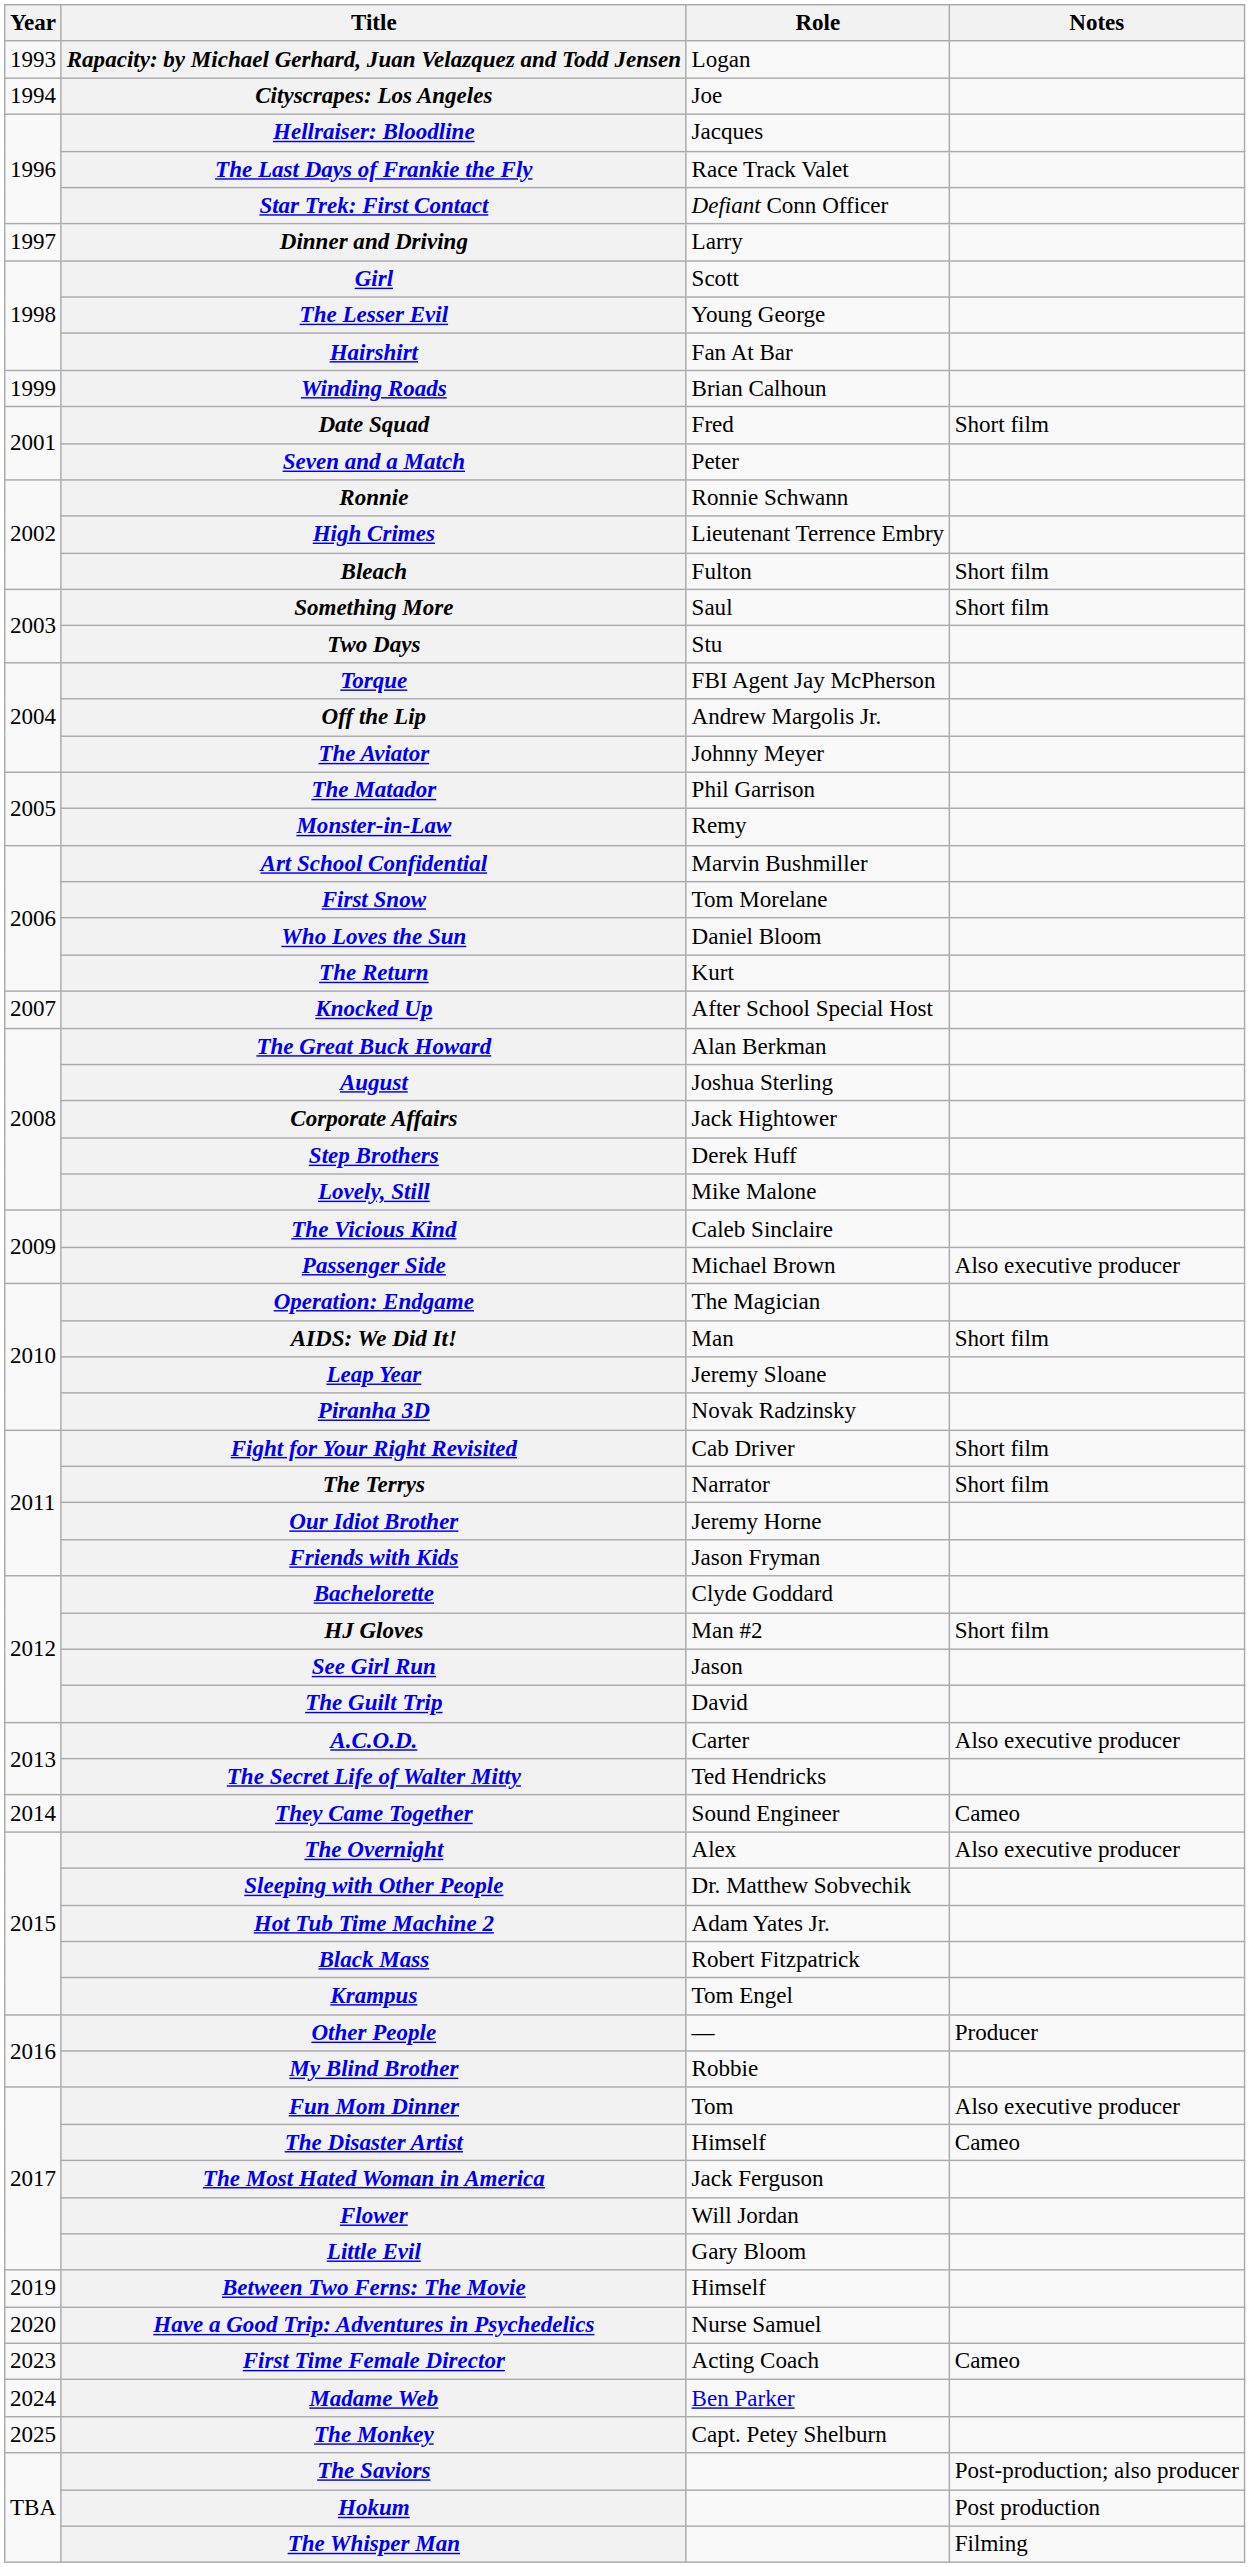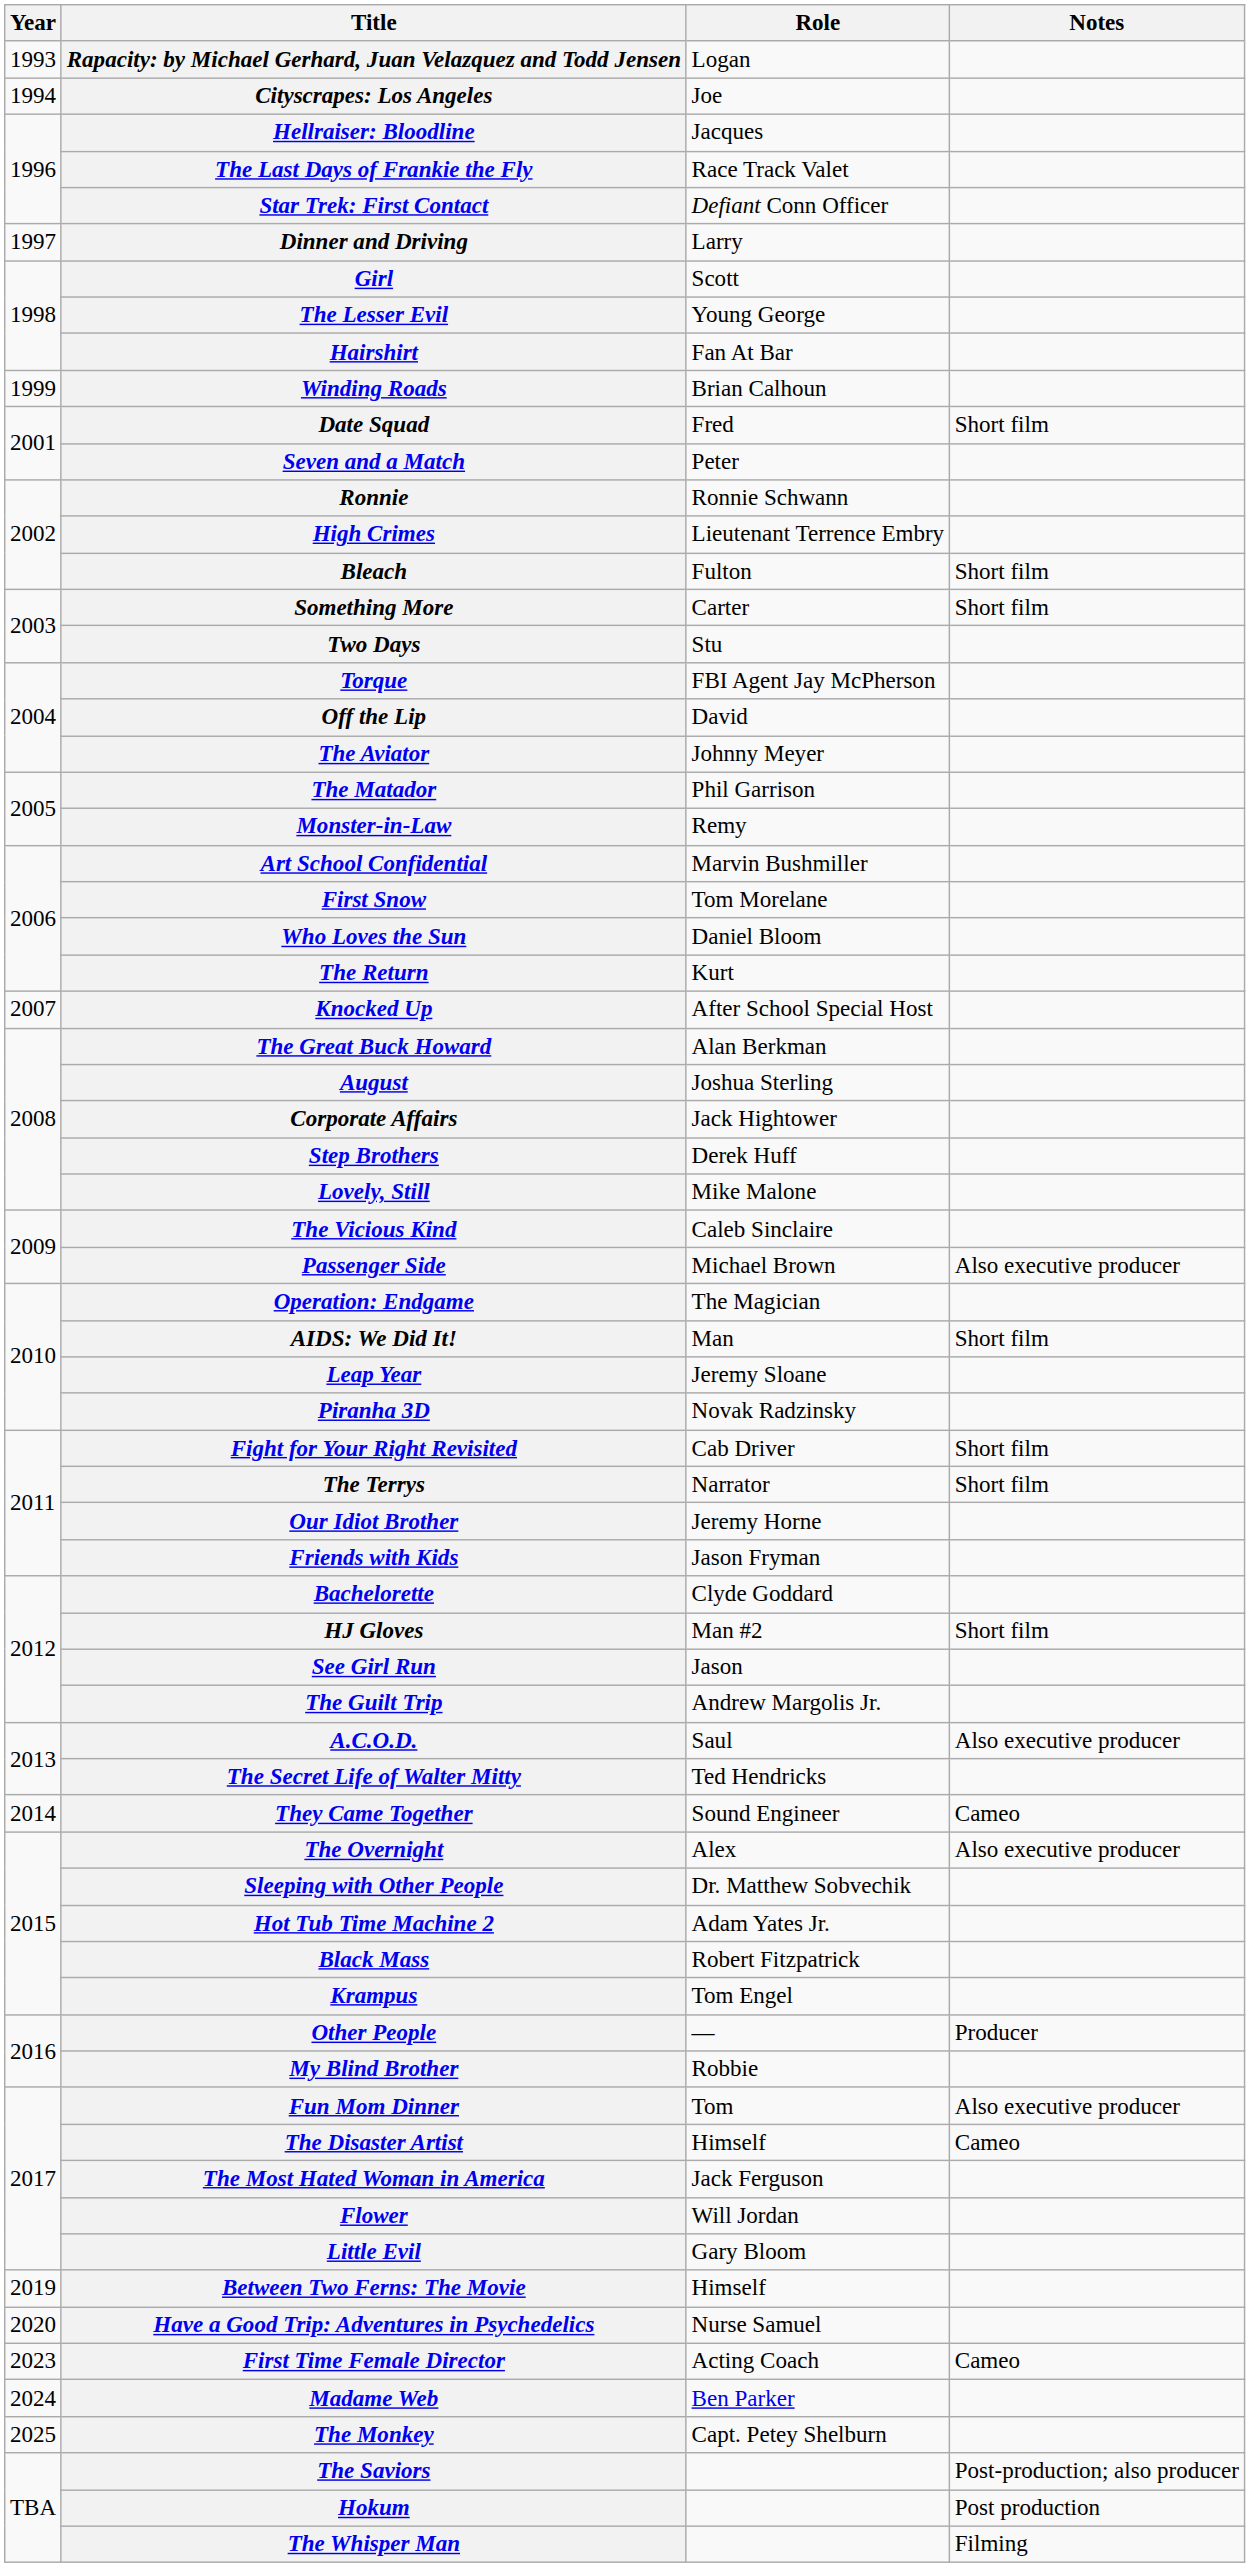(712, 607) Saul -> (720, 607) Carter
(786, 717) Andrew Margolis Jr. -> (720, 717) David
(720, 1703) David -> (786, 1703) Andrew Margolis Jr.
(720, 1740) Carter -> (712, 1740) Saul
